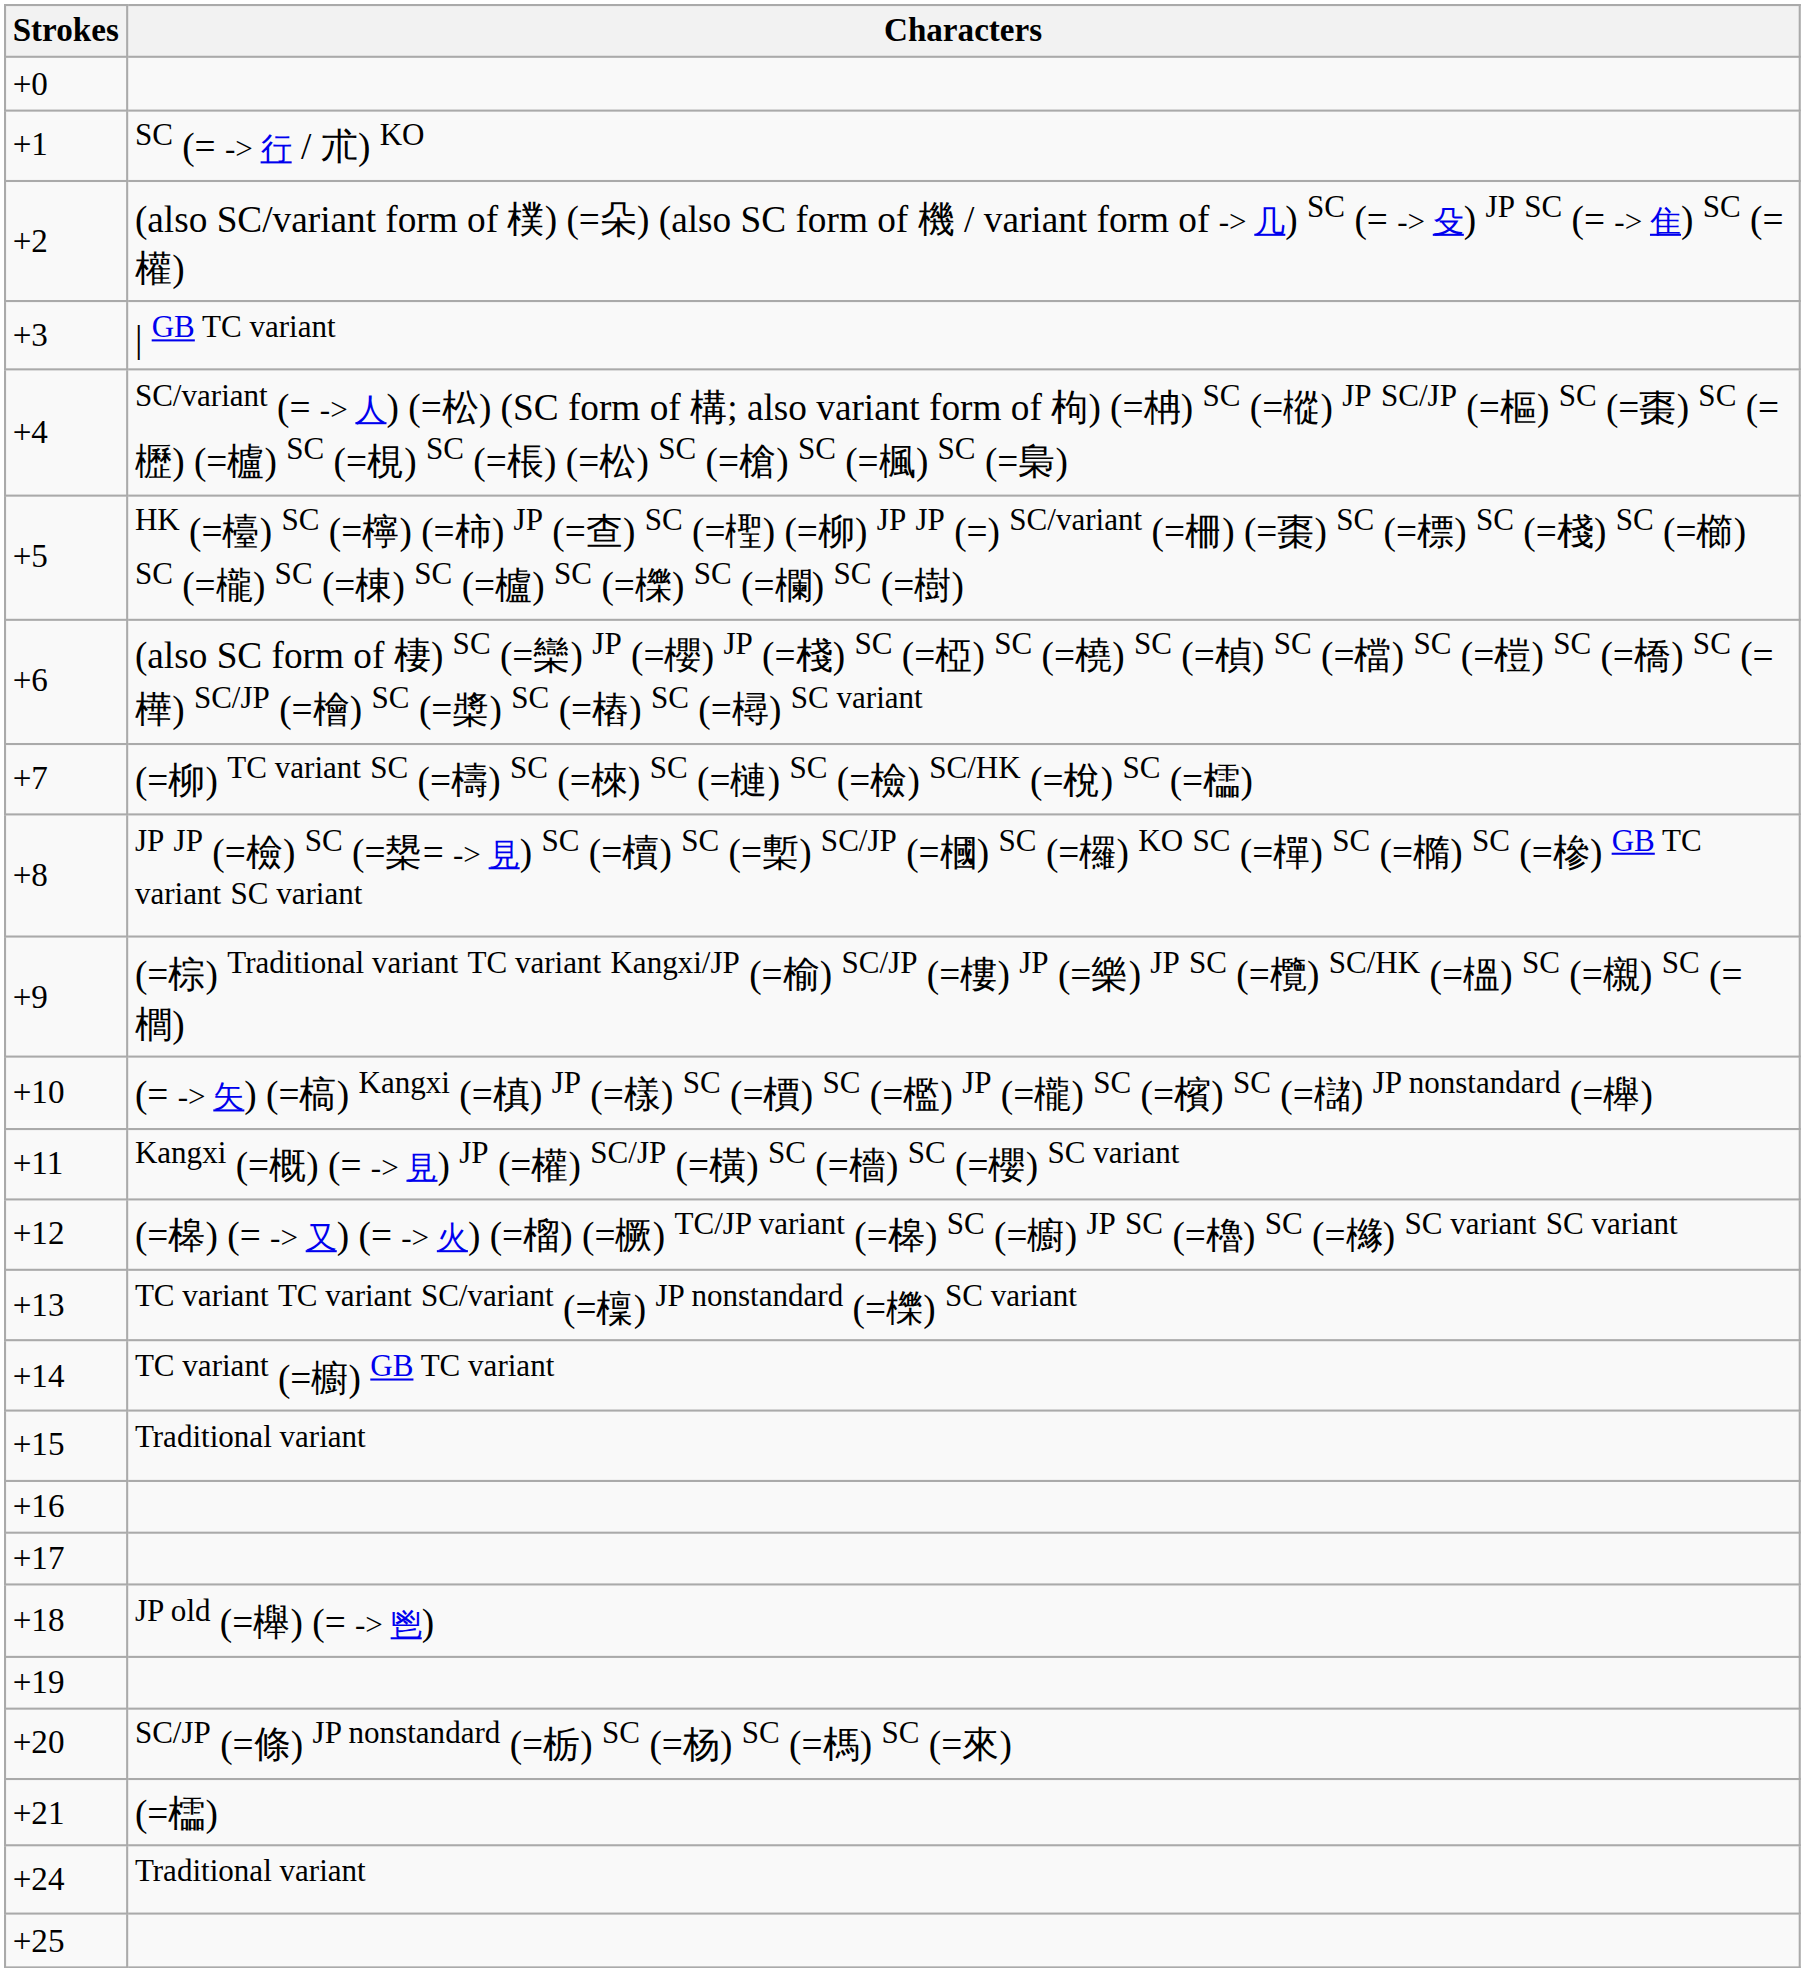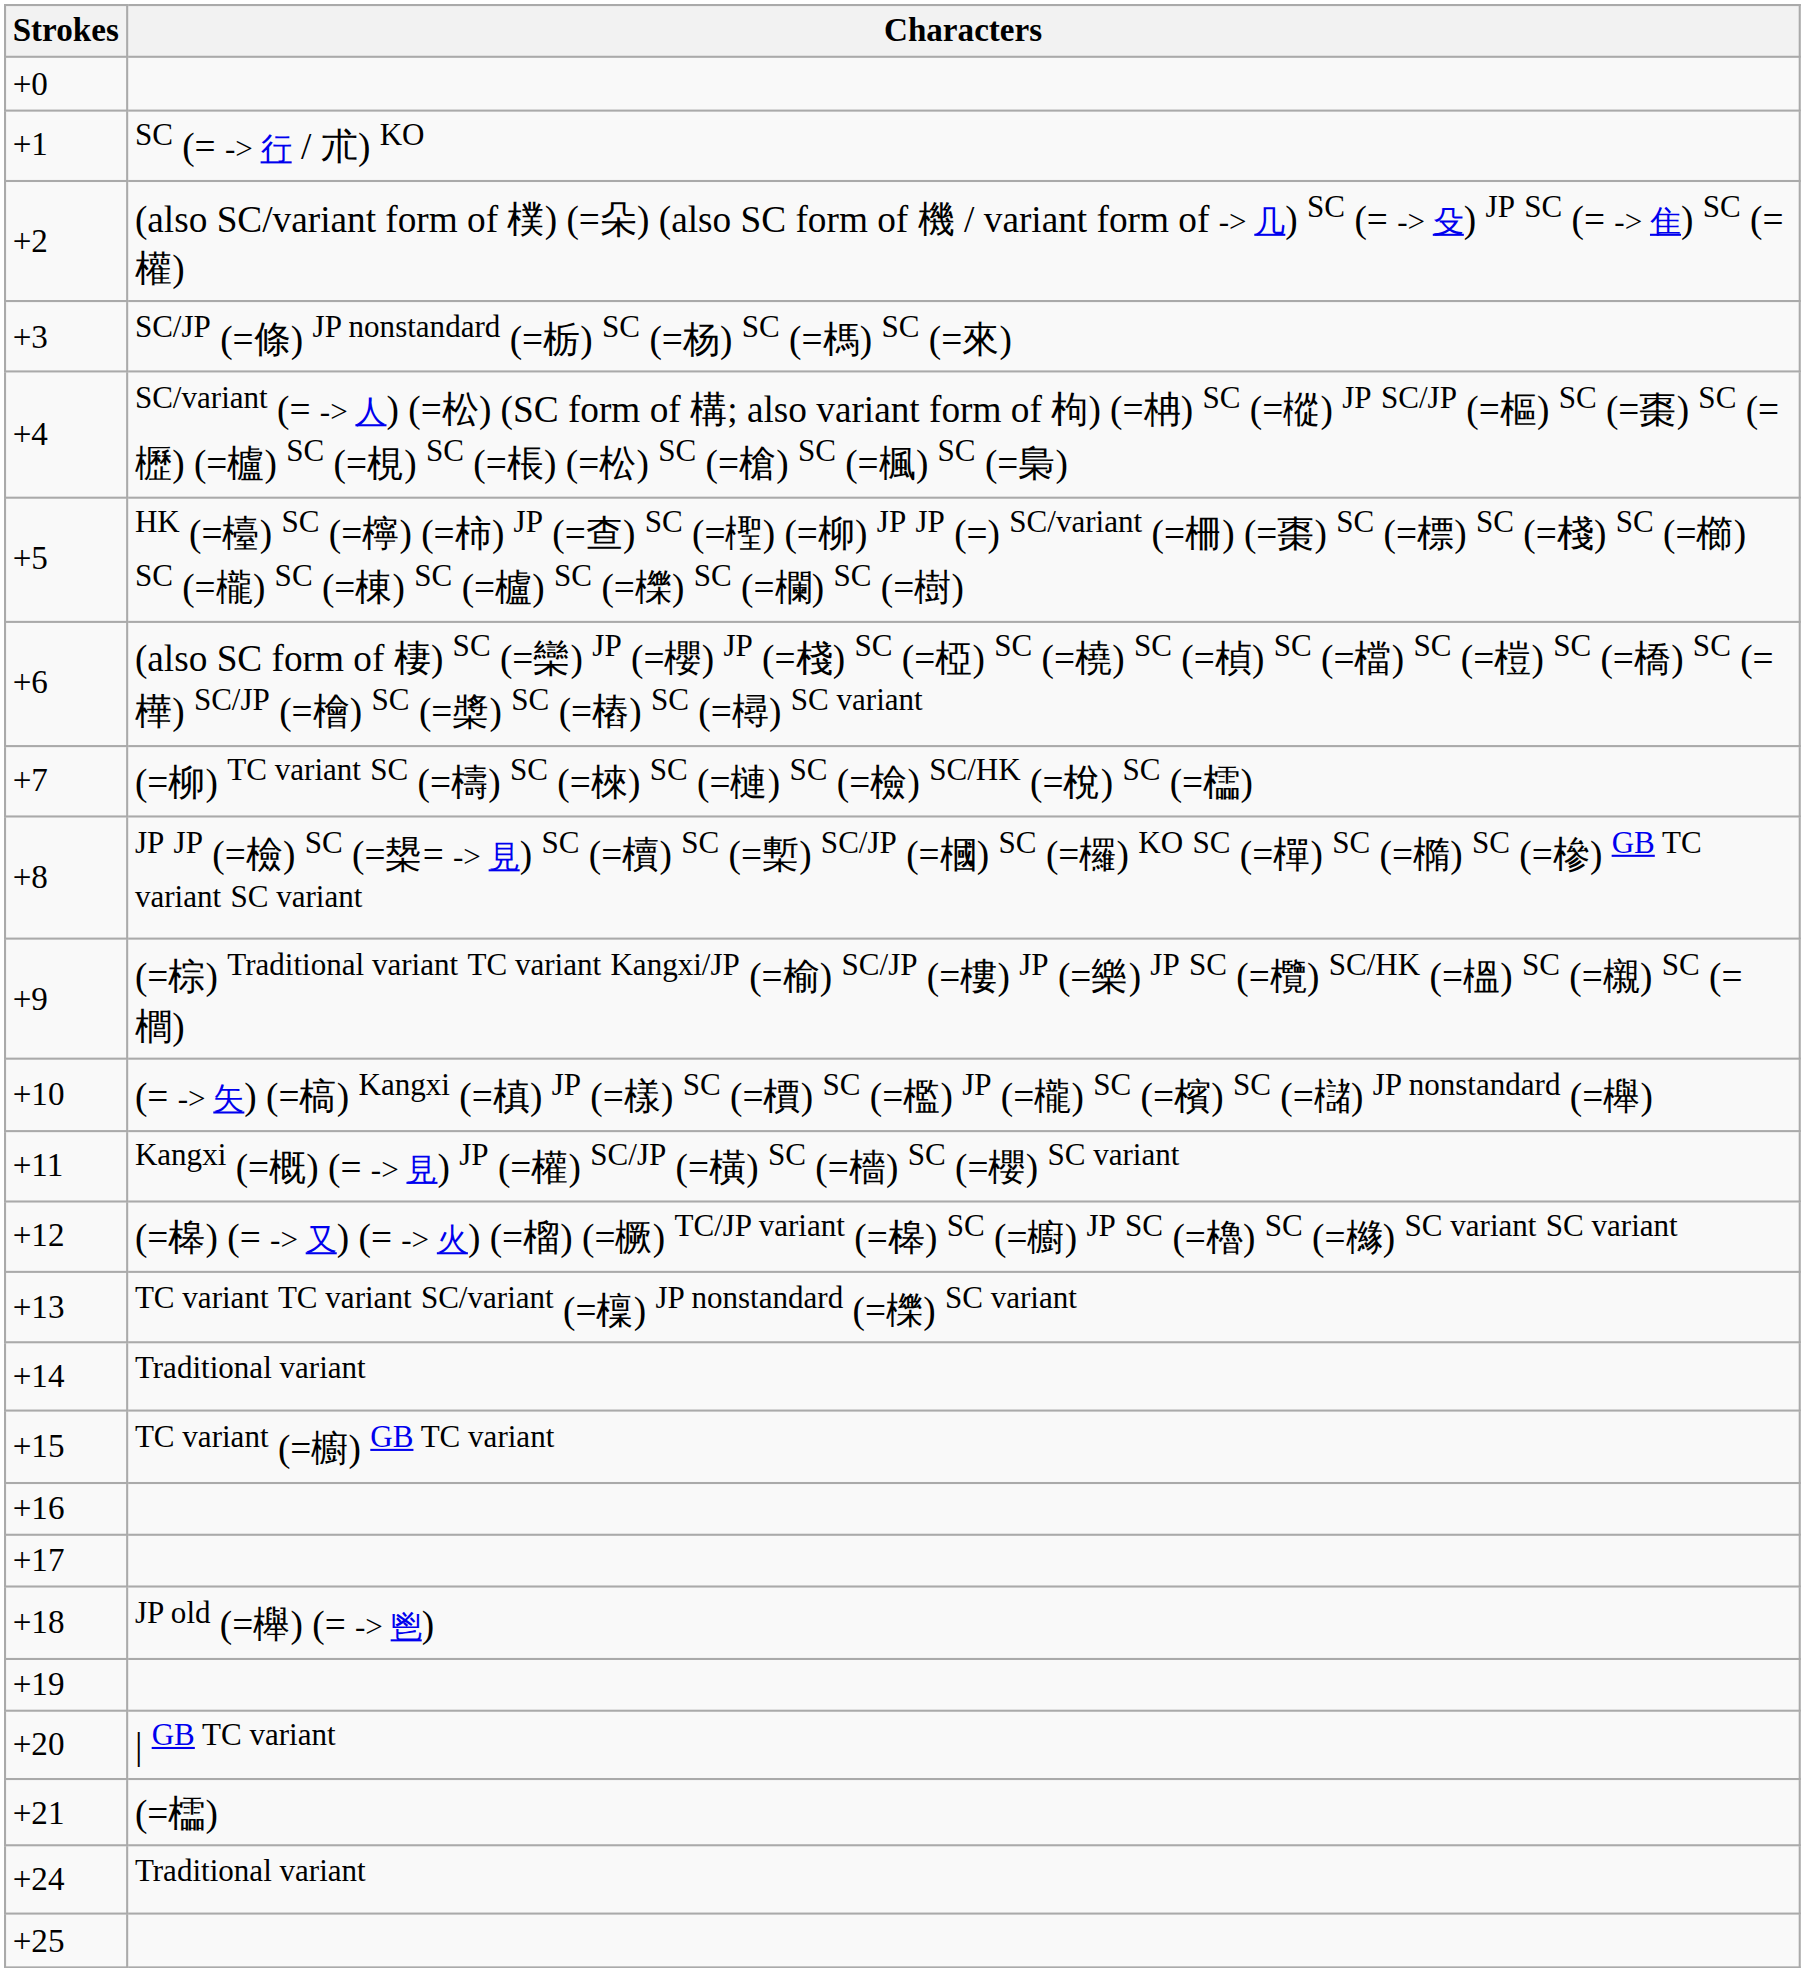(235, 335) | GB TC variant -> (573, 335) SC/JP (=條) JP nonstandard (=栃) SC (=杨) SC (=榪) SC (=來)
(345, 1374) TC variant (=櫥) GB TC variant -> (250, 1368) Traditional variant
(250, 1436) Traditional variant -> (345, 1445) TC variant (=櫥) GB TC variant
(573, 1742) SC/JP (=條) JP nonstandard (=栃) SC (=杨) SC (=榪) SC (=來) -> (235, 1744) | GB TC variant
